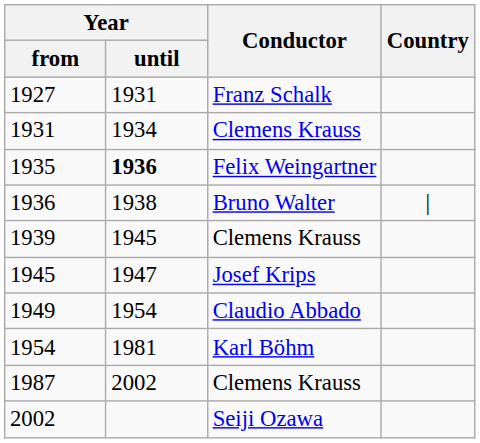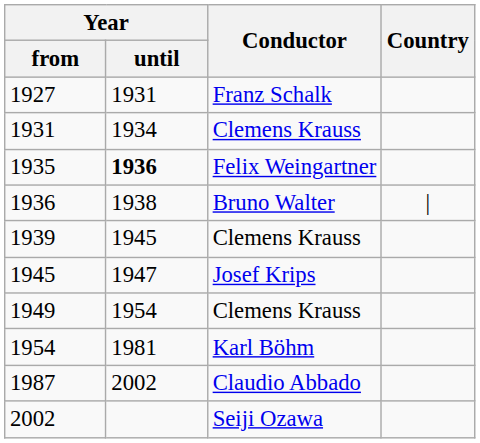(287, 310) Claudio Abbado -> (287, 310) Clemens Krauss
(287, 382) Clemens Krauss -> (287, 382) Claudio Abbado
